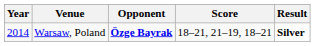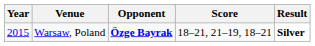(18, 32) 2014 -> (18, 32) 2015
